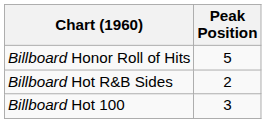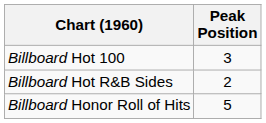rows swapped: (66, 105) <-> (99, 57)
